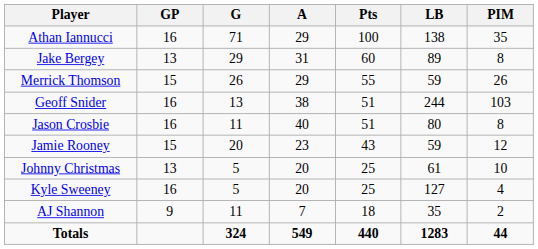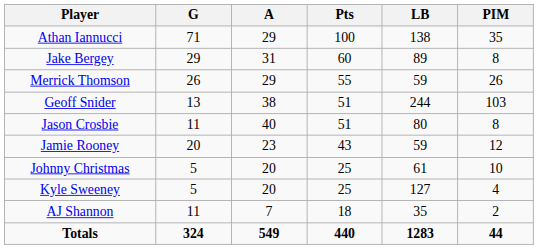- column: (170, 15)
